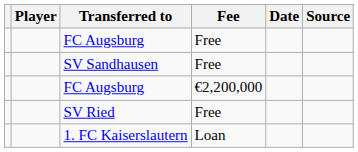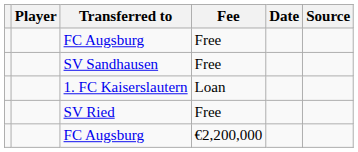rows swapped: (104, 87) <-> (126, 135)
